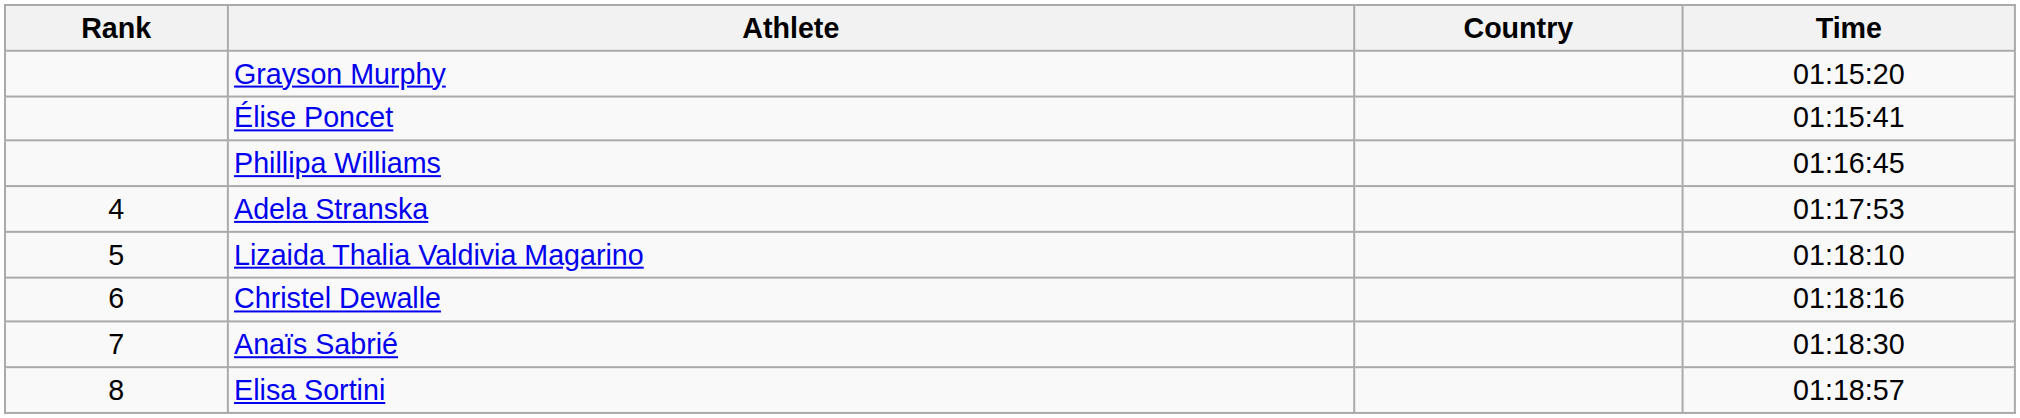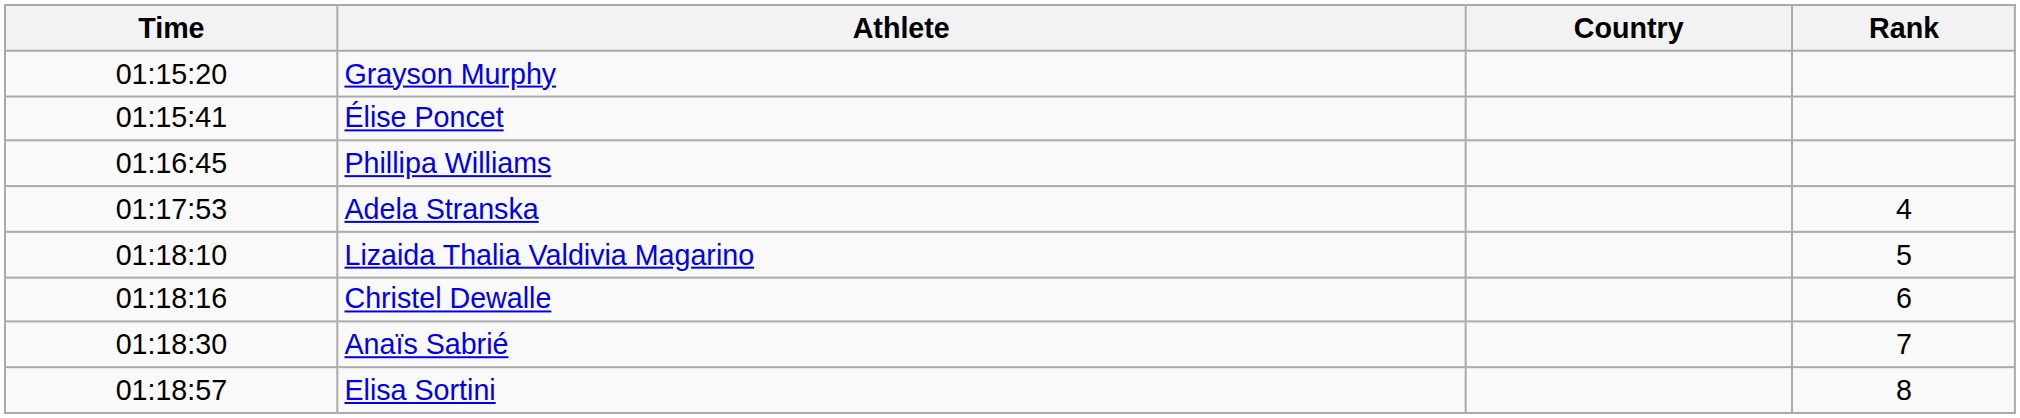columns swapped: (116, 28) <-> (1849, 28)
